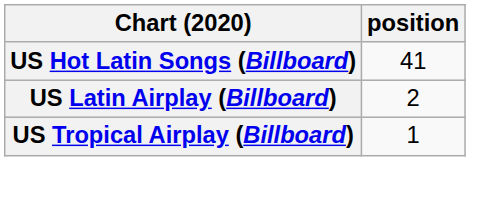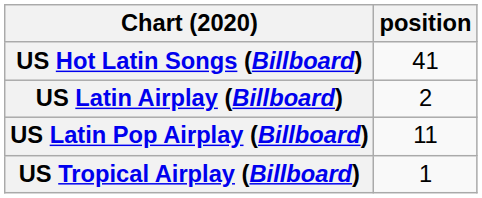+ row: (189, 135)
